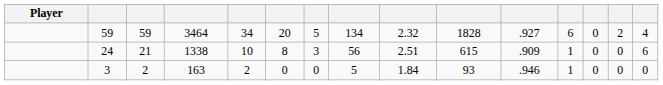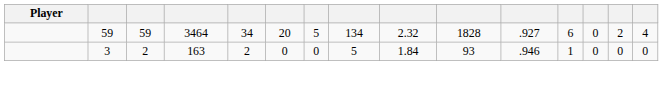- row: (107, 51)
